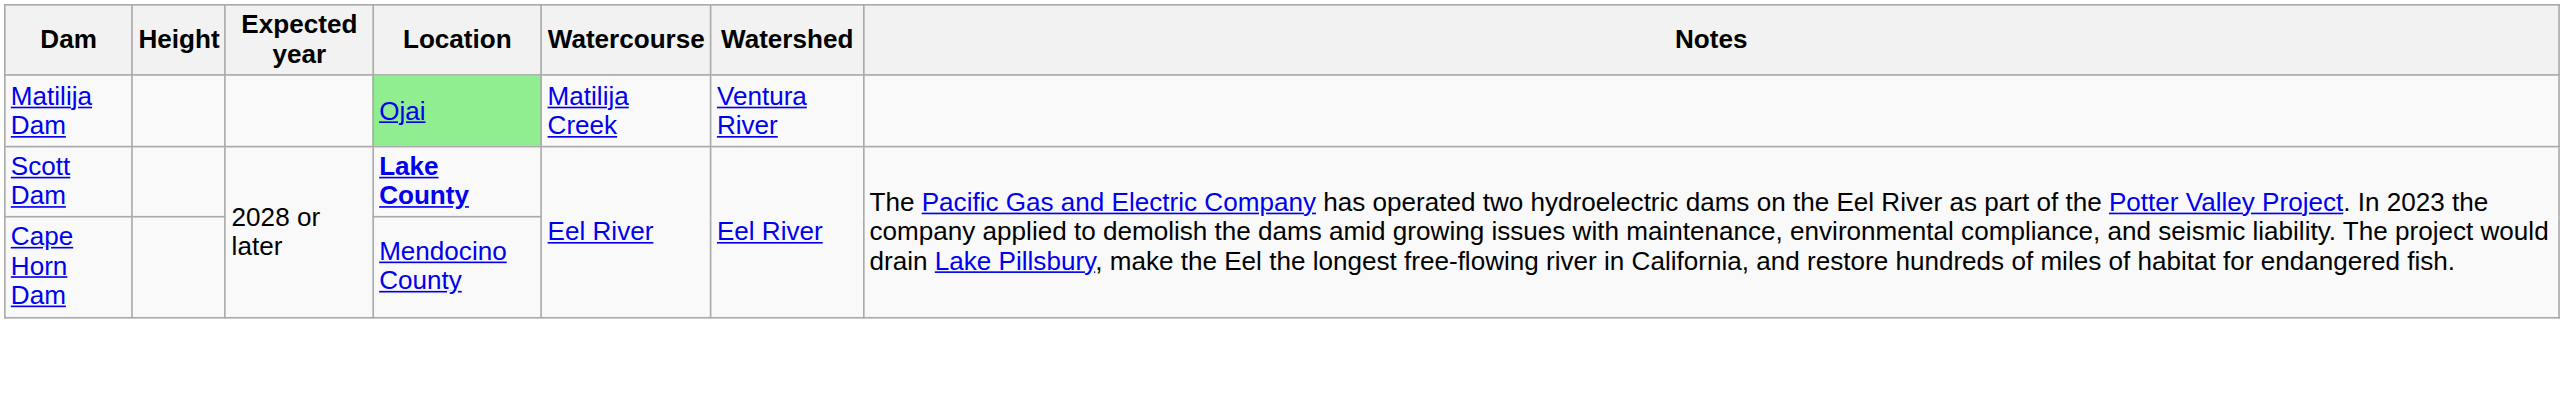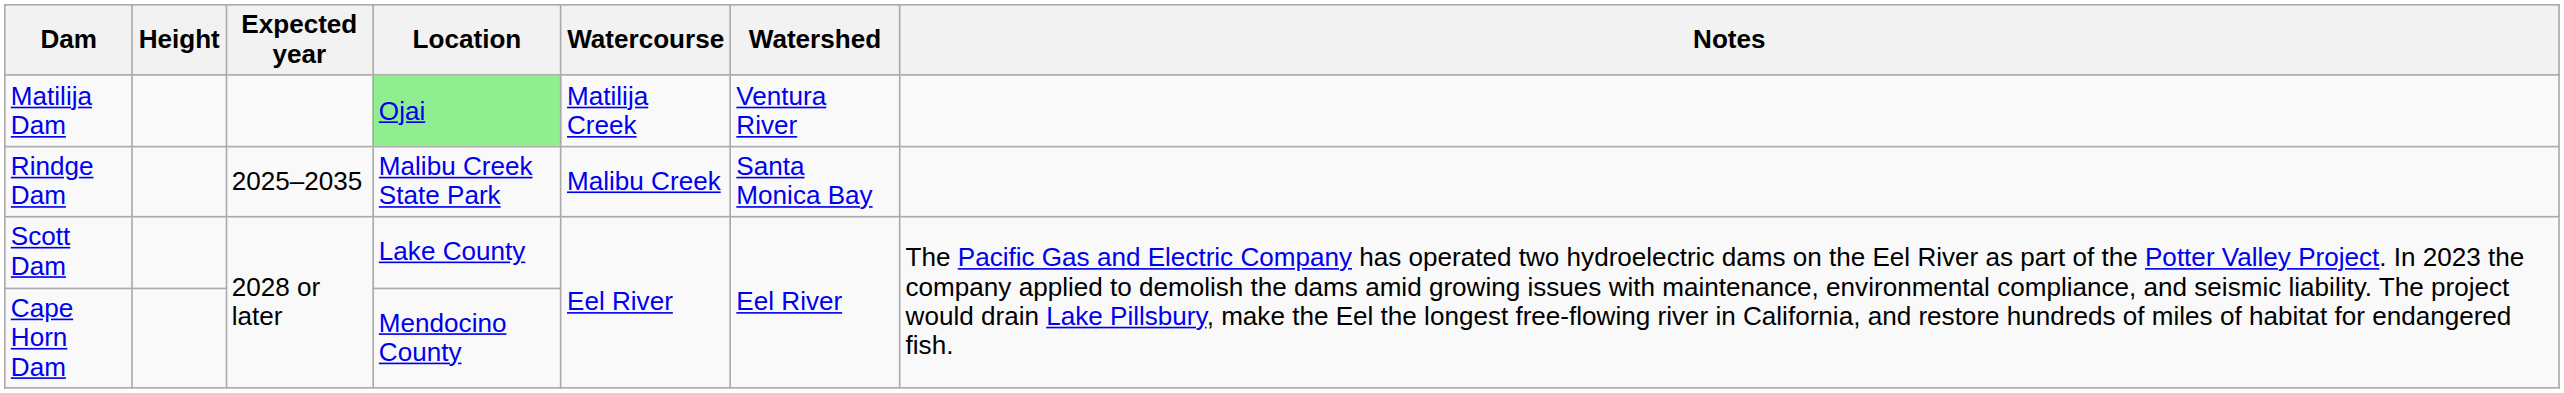+ row: (52, 181)
(424, 181) bold -> (452, 251) normal
